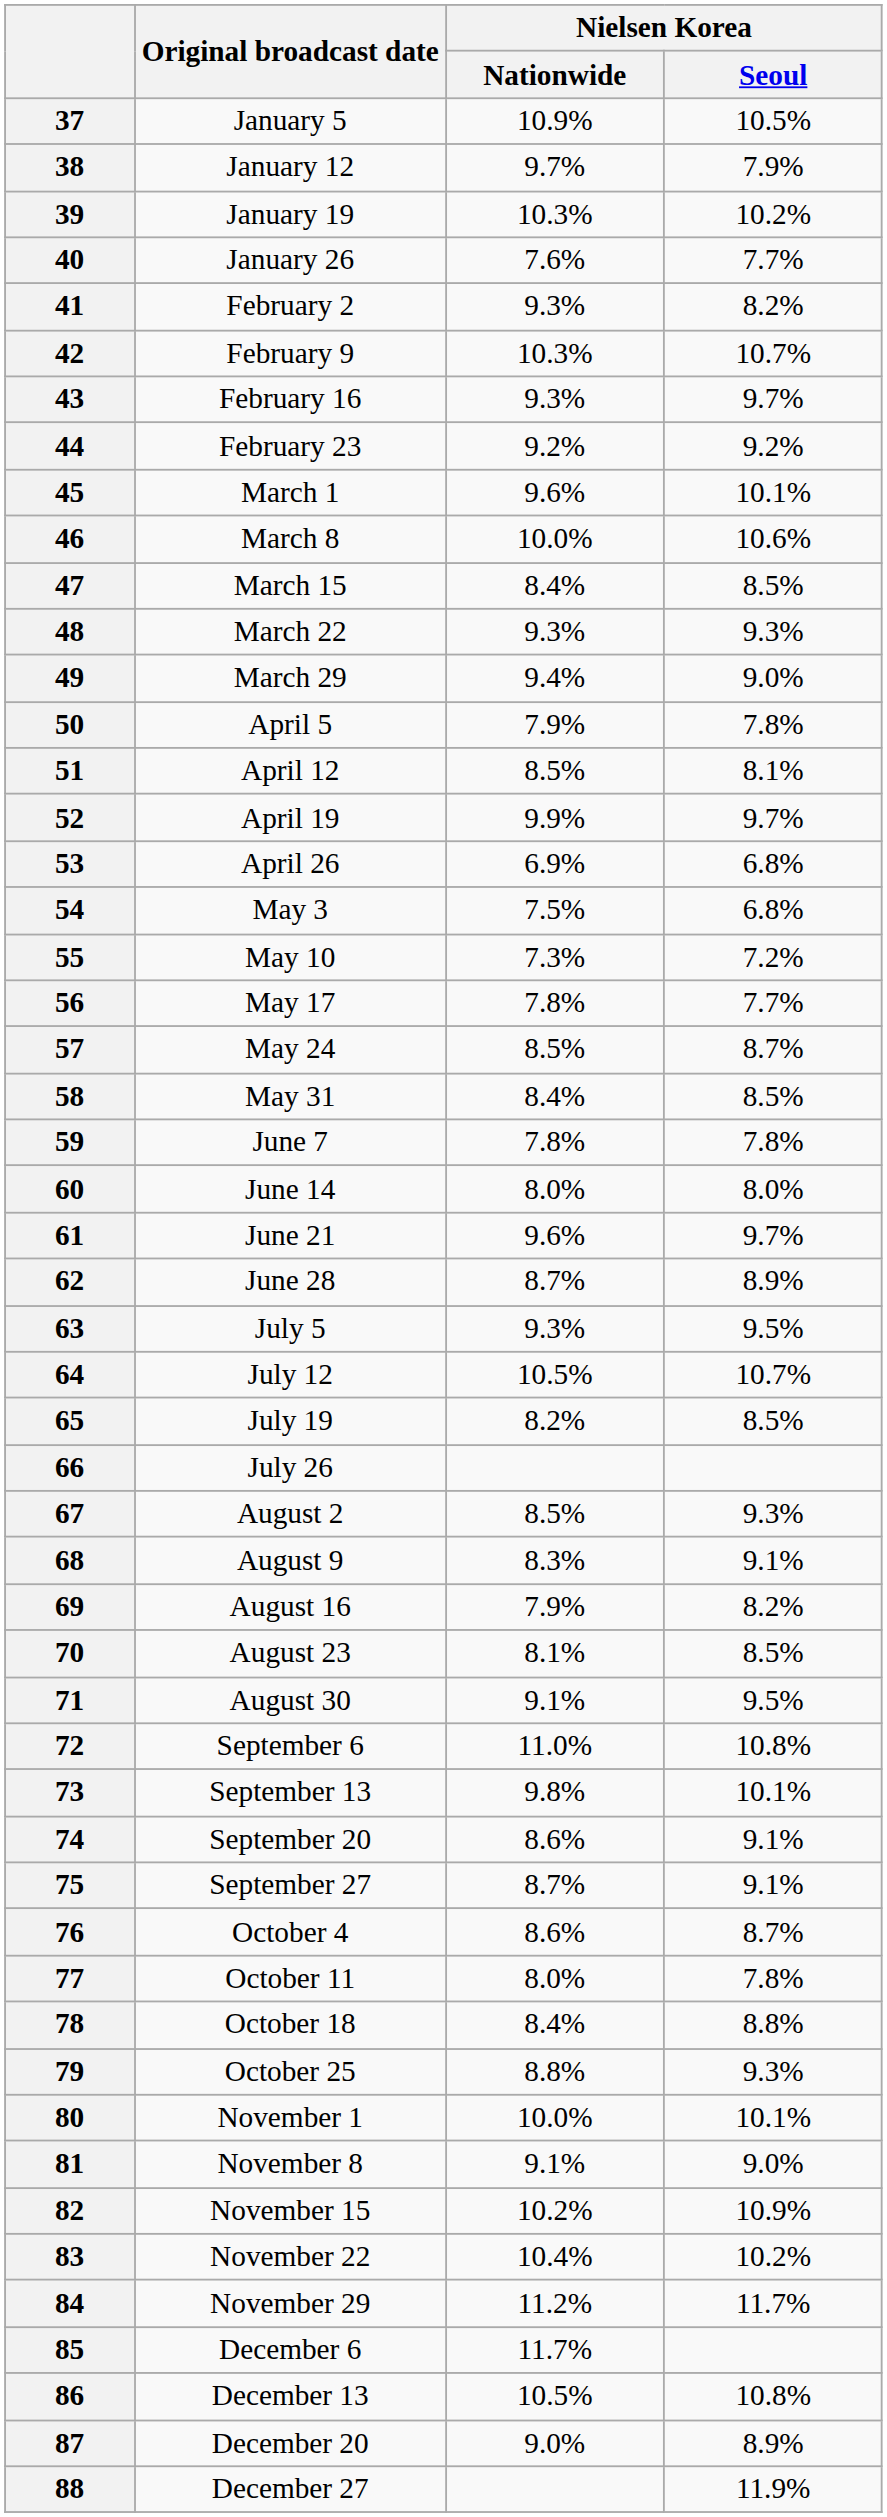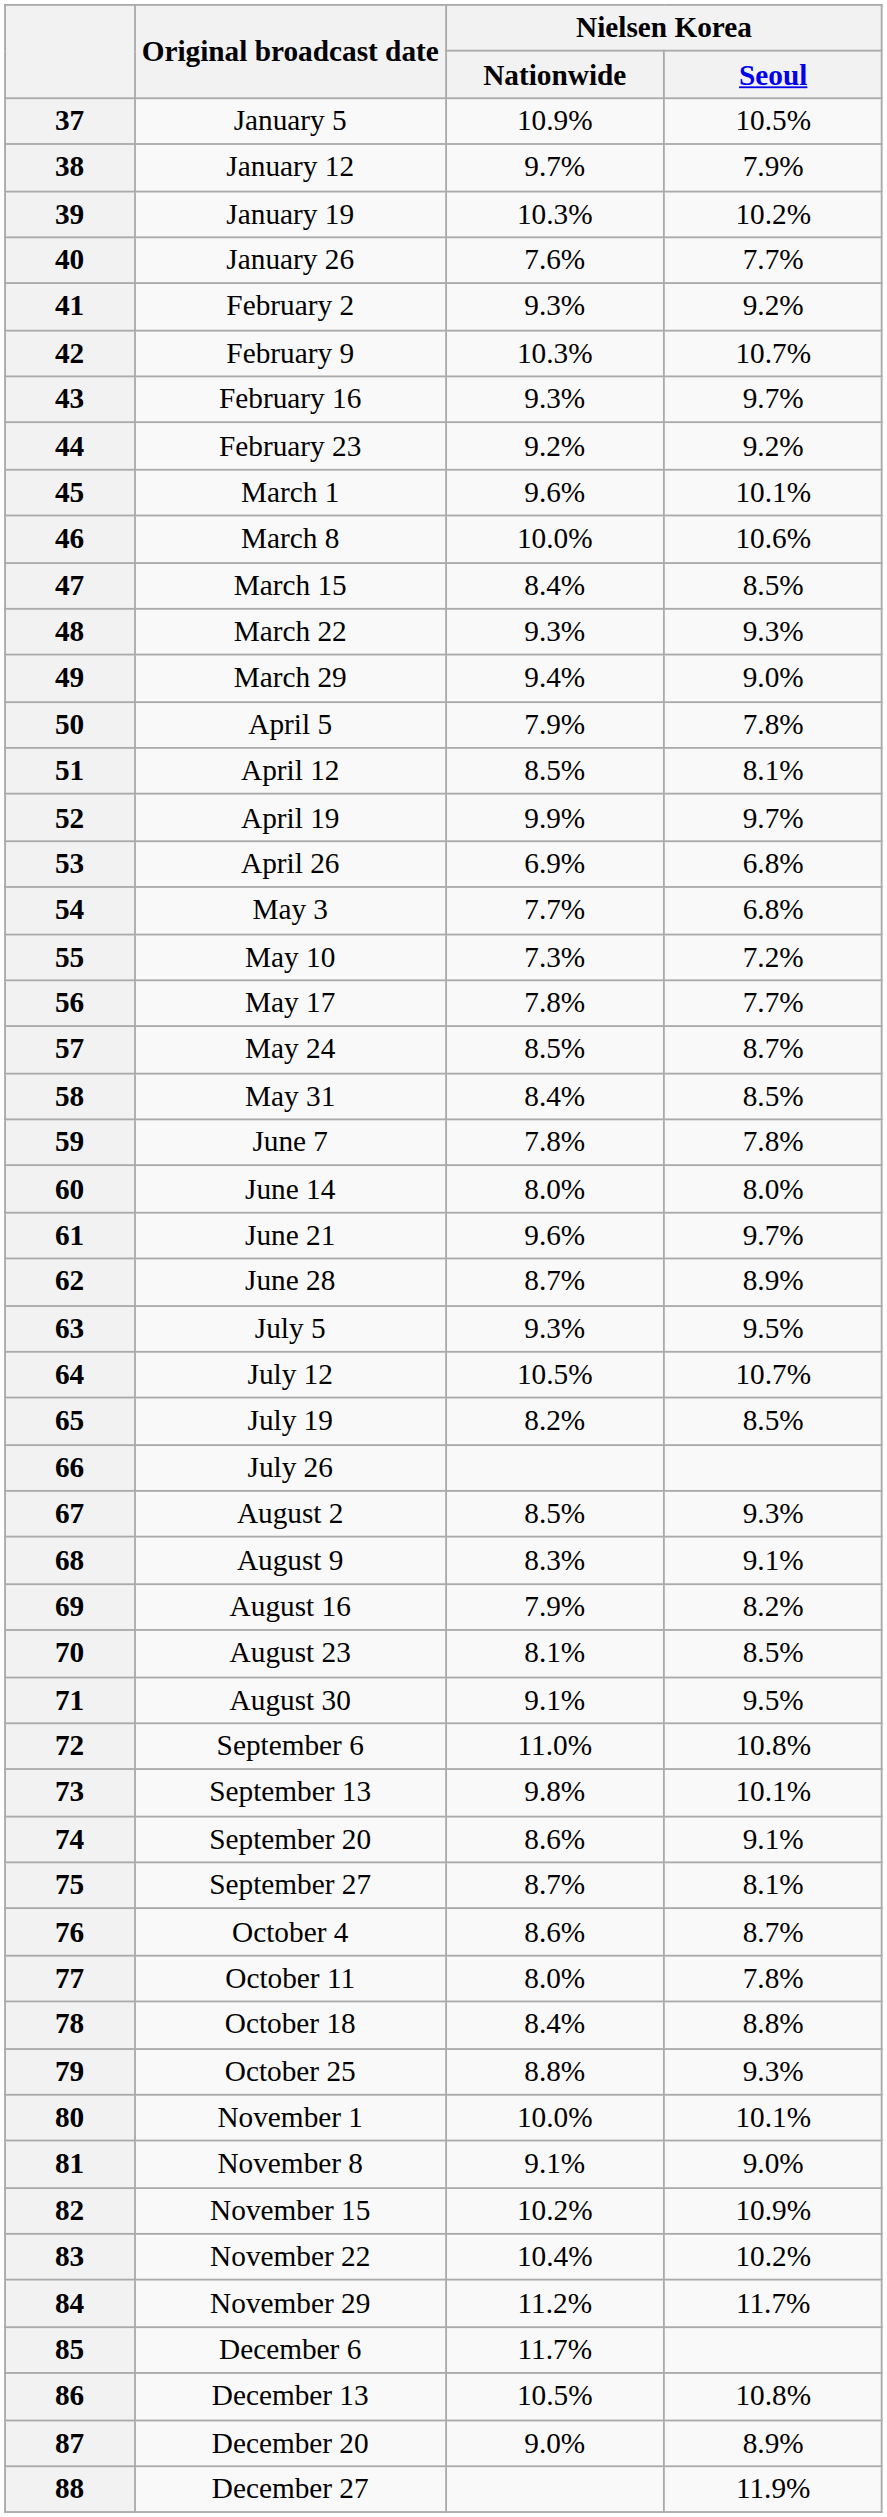(773, 306) 8.2% -> (773, 306) 9.2%
(555, 910) 7.5% -> (555, 910) 7.7%
(773, 1885) 9.1% -> (773, 1885) 8.1%
